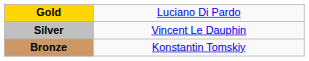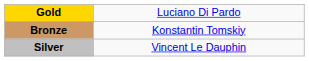rows swapped: (49, 30) <-> (49, 47)
